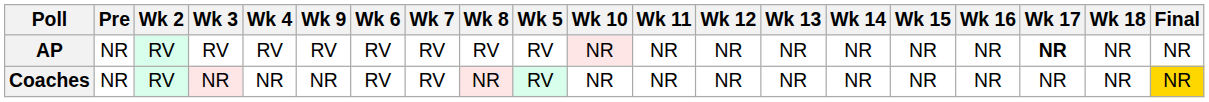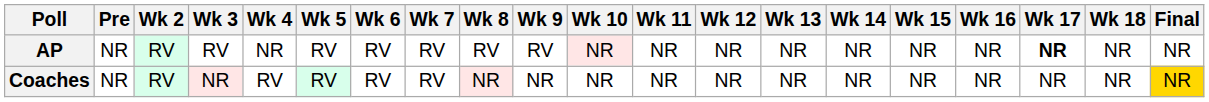columns swapped: (540, 19) <-> (324, 19)
(270, 50) RV -> (270, 50) NR
(270, 81) NR -> (270, 81) RV
